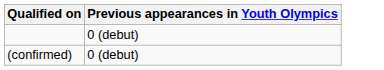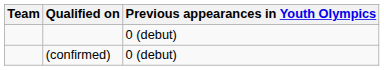+ column: (24, 14)
